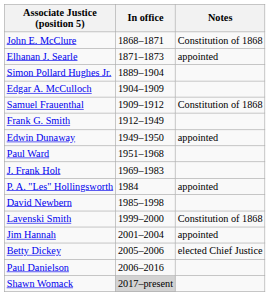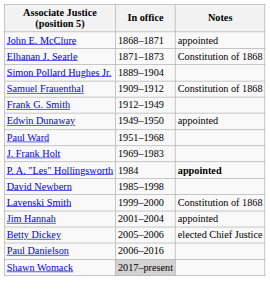(220, 40) Constitution of 1868 -> (198, 40) appointed
(198, 56) appointed -> (220, 56) Constitution of 1868
- row: (49, 89)
(198, 186) normal -> (200, 170) bold
